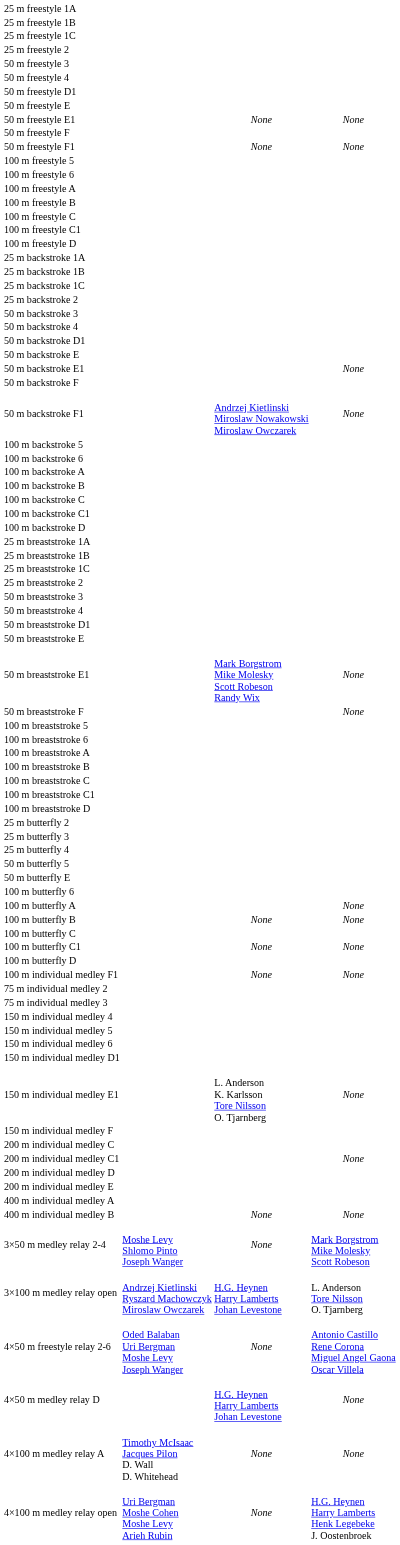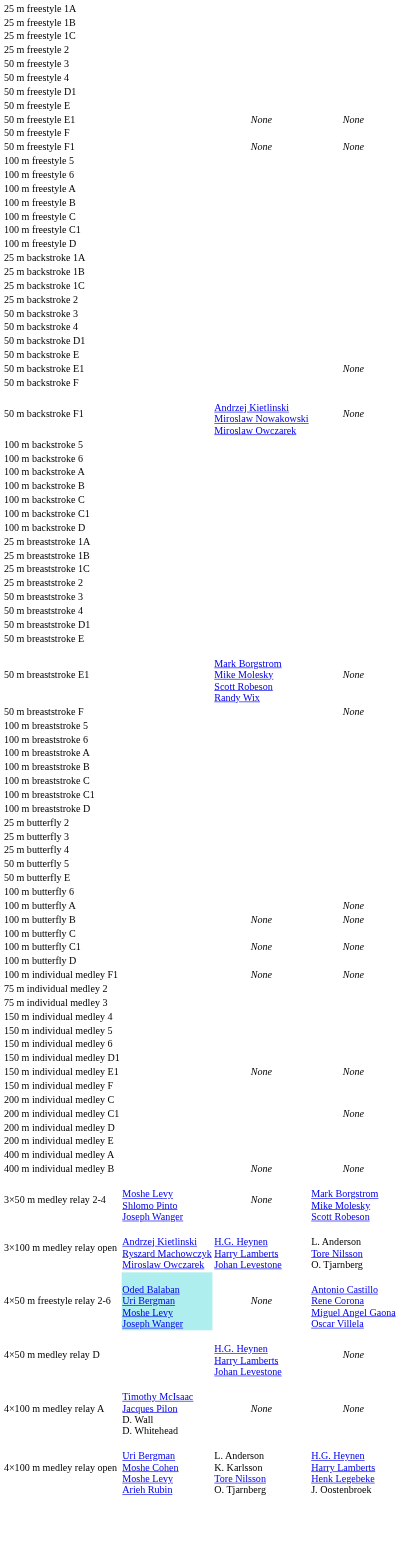(240, 1100) L. Anderson K. Karlsson Tore Nilsson O. Tjarnberg -> (261, 1072) None
(153, 1352) no background -> (153, 1307) paleturquoise background
(261, 1513) None -> (240, 1473) L. Anderson K. Karlsson Tore Nilsson O. Tjarnberg
